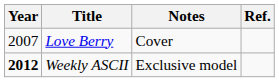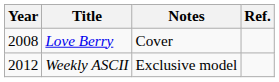(23, 40) 2007 -> (23, 40) 2008
(23, 64) bold -> (23, 64) normal
